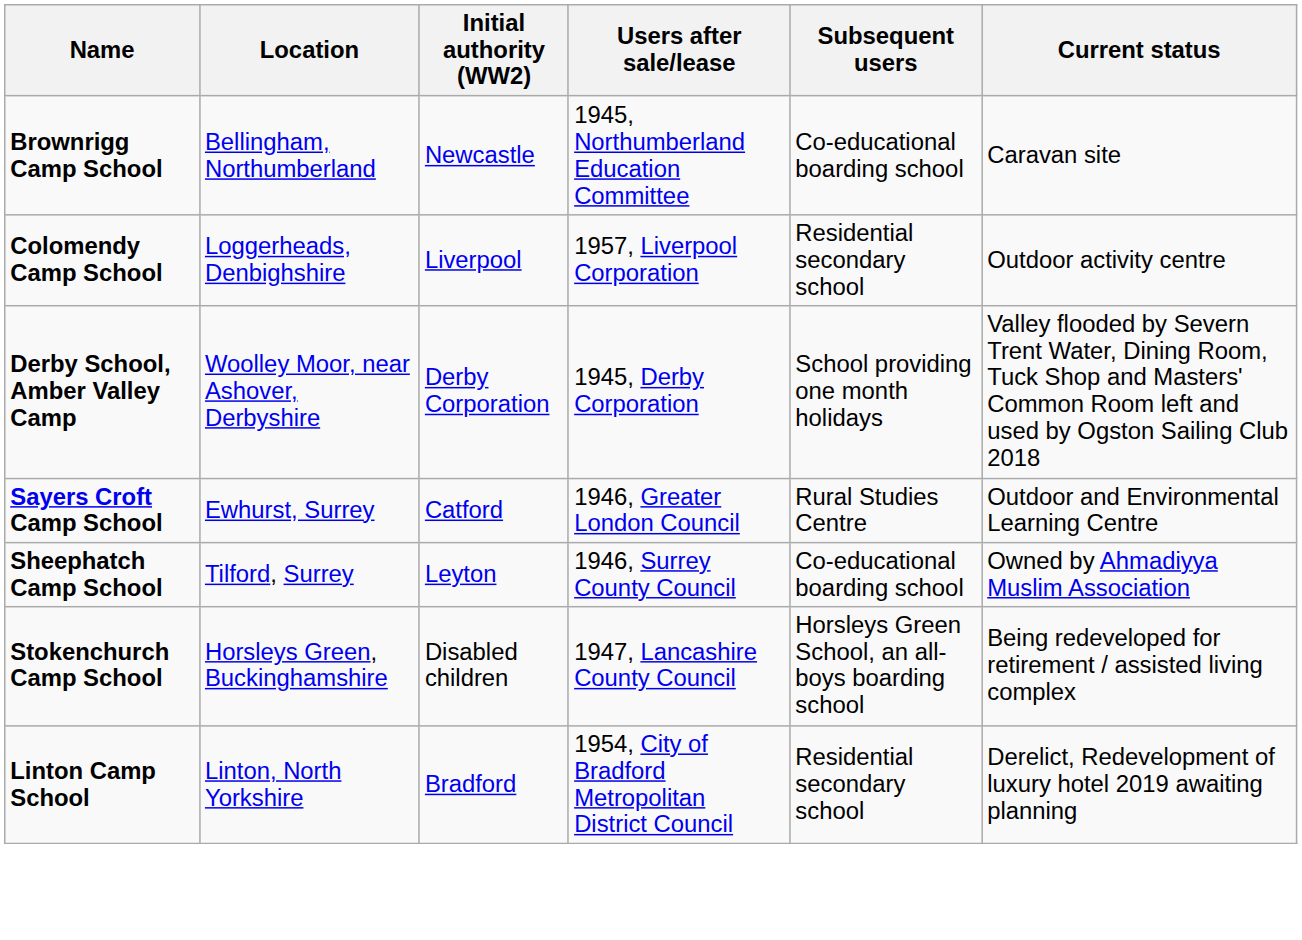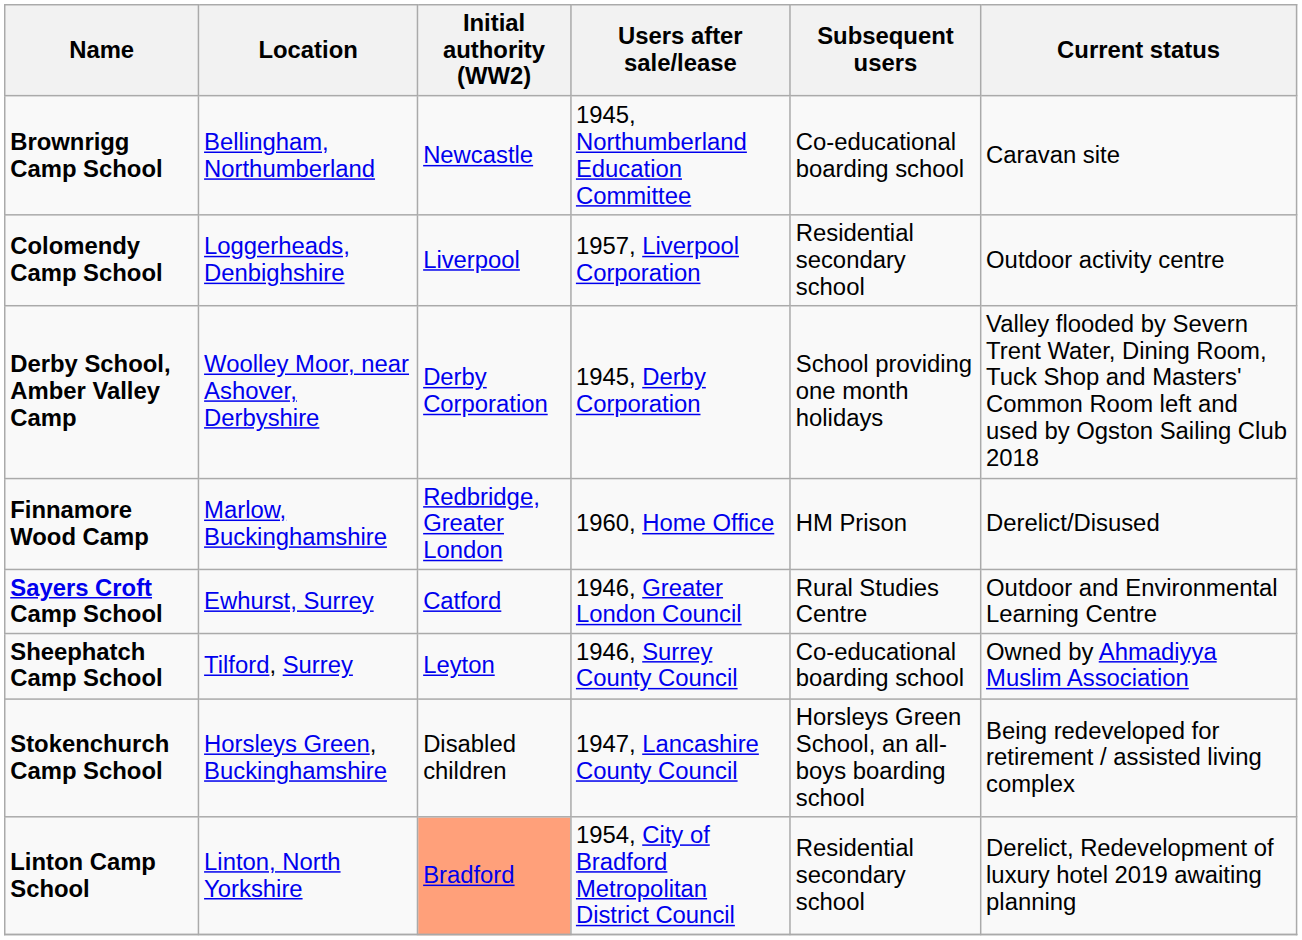+ row: (80, 523)
(471, 784) no background -> (469, 875) lightsalmon background
